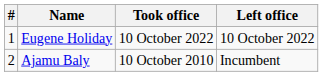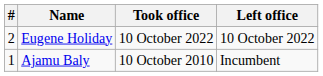(11, 37) 1 -> (11, 37) 2
(11, 60) 2 -> (11, 60) 1
